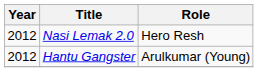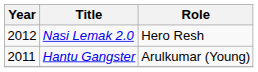(22, 56) 2012 -> (22, 56) 2011
